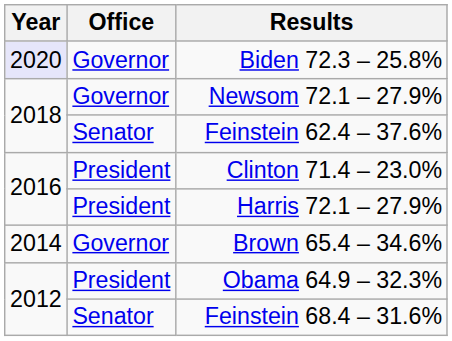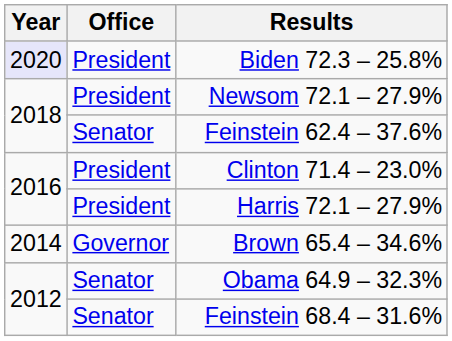(121, 59) Governor -> (121, 59) President
(121, 96) Governor -> (121, 96) President
(121, 280) President -> (113, 280) Senator
